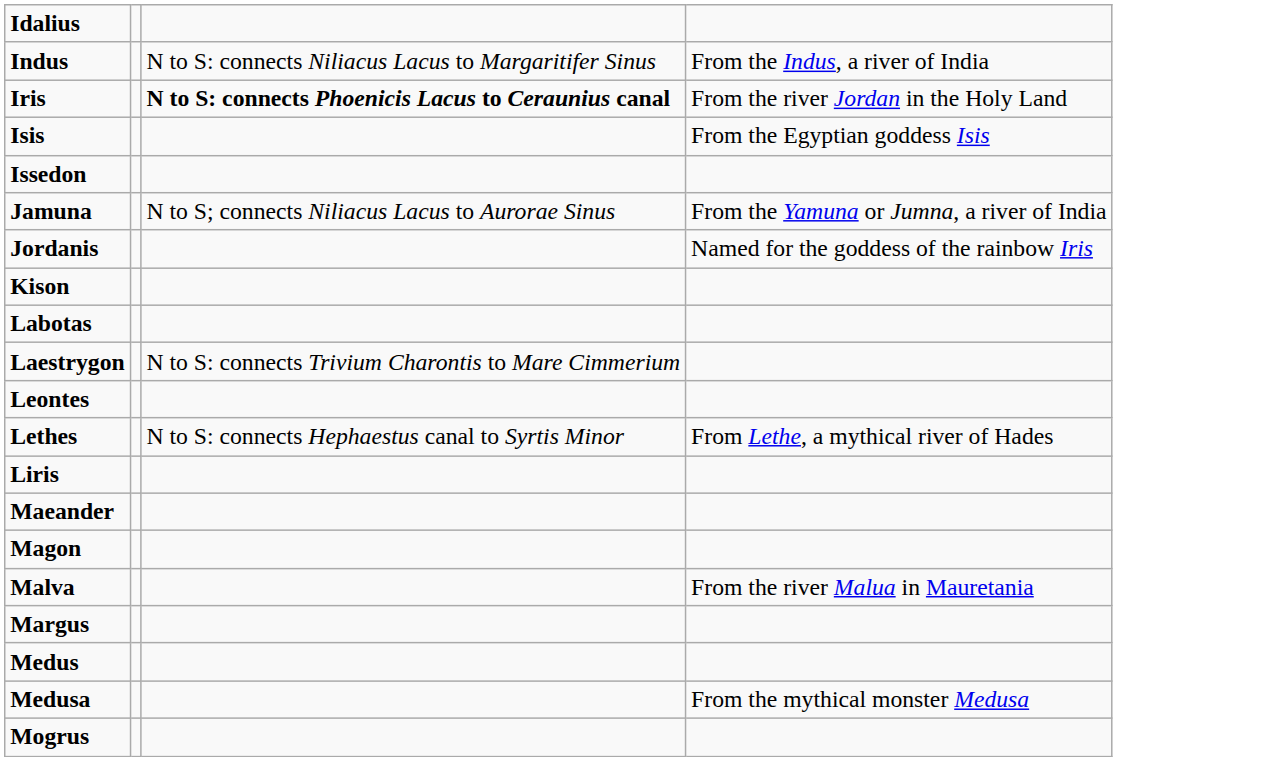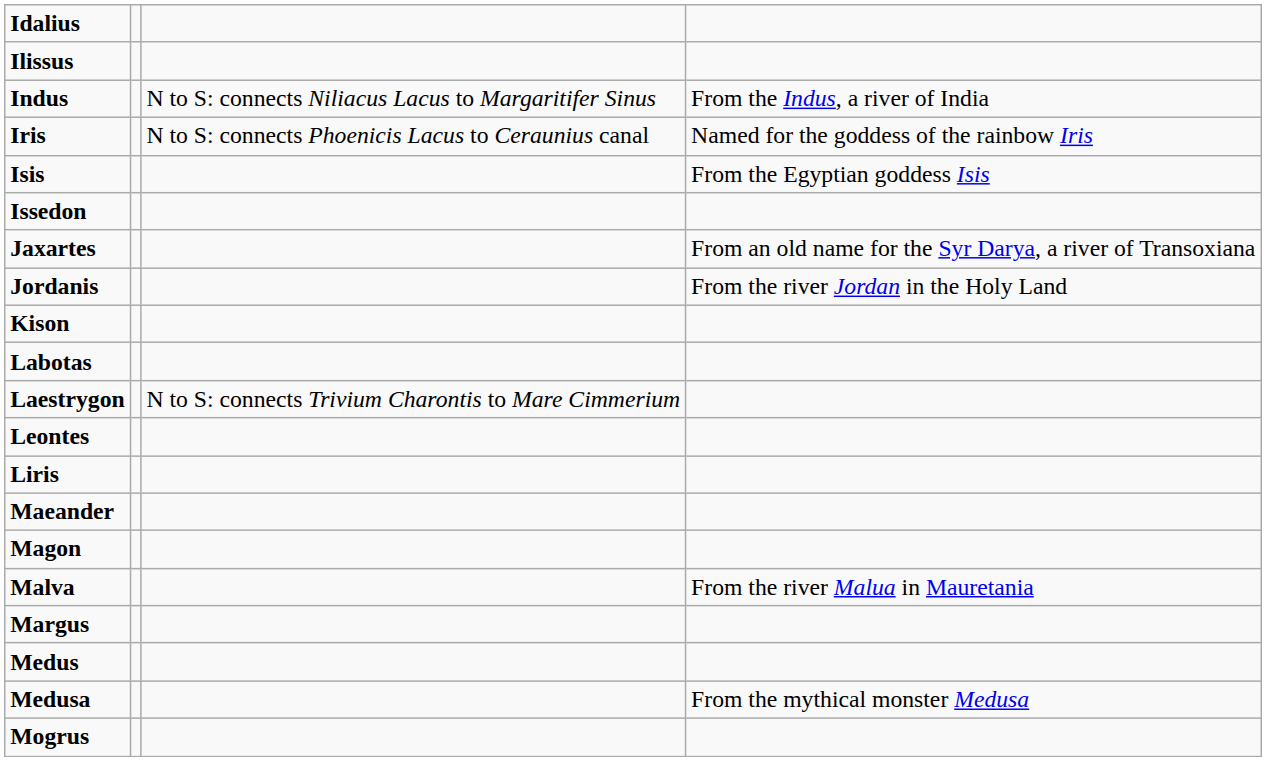+ row: (42, 60)
(408, 98) bold -> (398, 135) normal
(879, 98) From the river Jordan in the Holy Land -> (892, 135) Named for the goddess of the rainbow Iris
- row: (51, 211)
+ row: (53, 248)
(892, 248) Named for the goddess of the rainbow Iris -> (879, 286) From the river Jordan in the Holy Land
- row: (44, 436)
